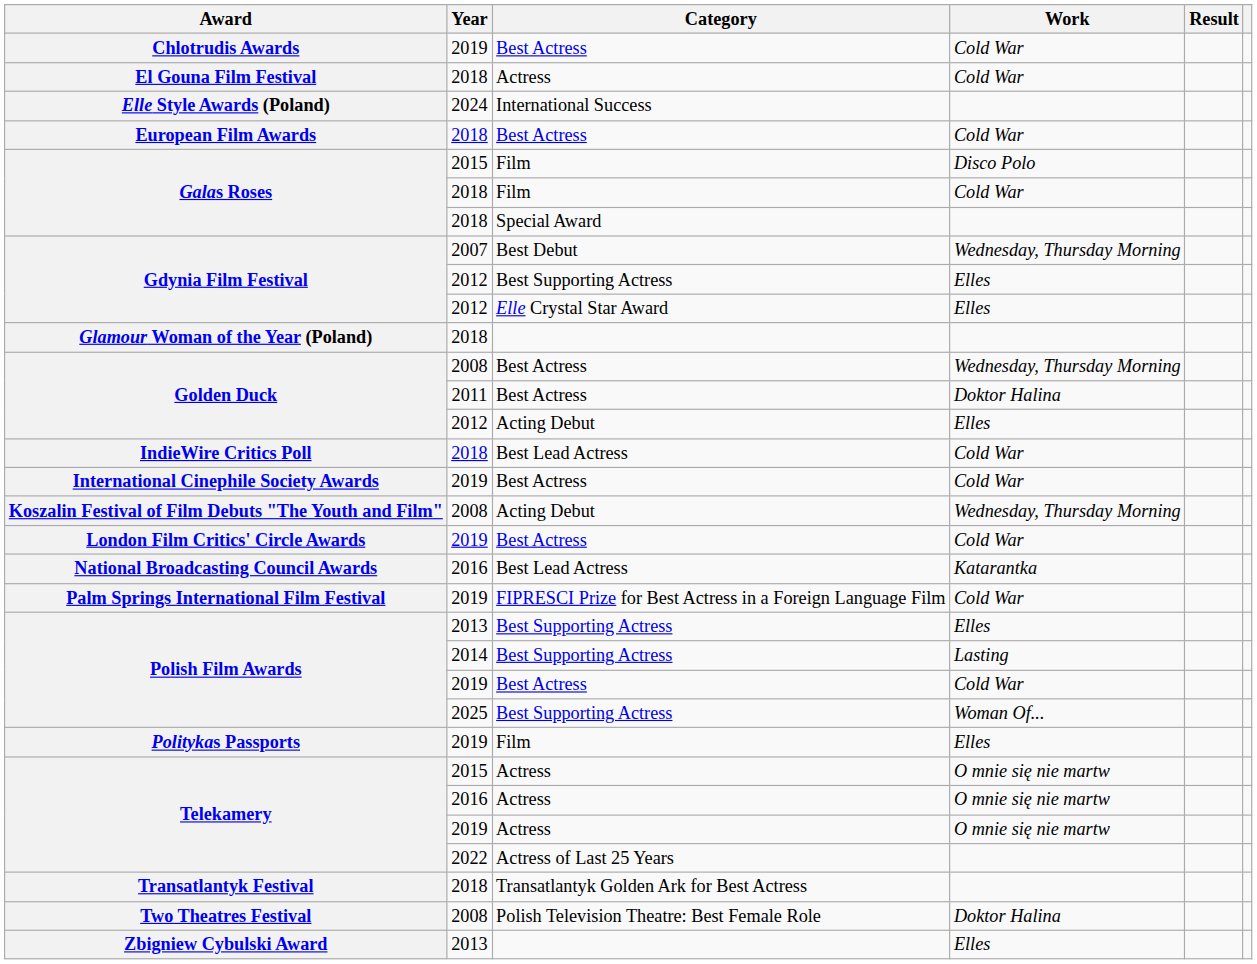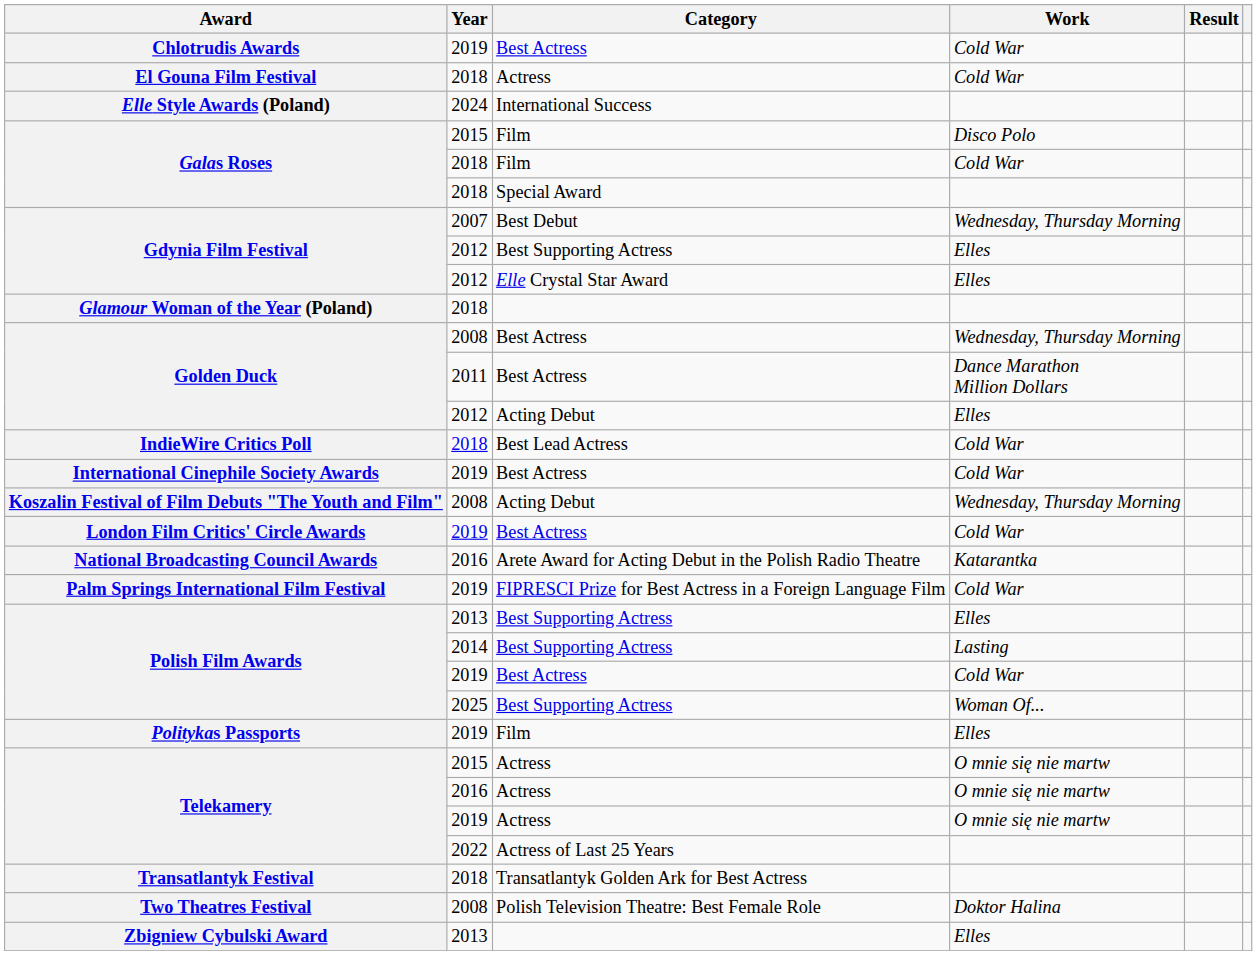- row: (226, 134)
(1007, 395) Doktor Halina -> (1016, 376) Dance Marathon Million Dollars
(562, 568) Best Lead Actress -> (708, 560) Arete Award for Acting Debut in the Polish Radio Theatre
